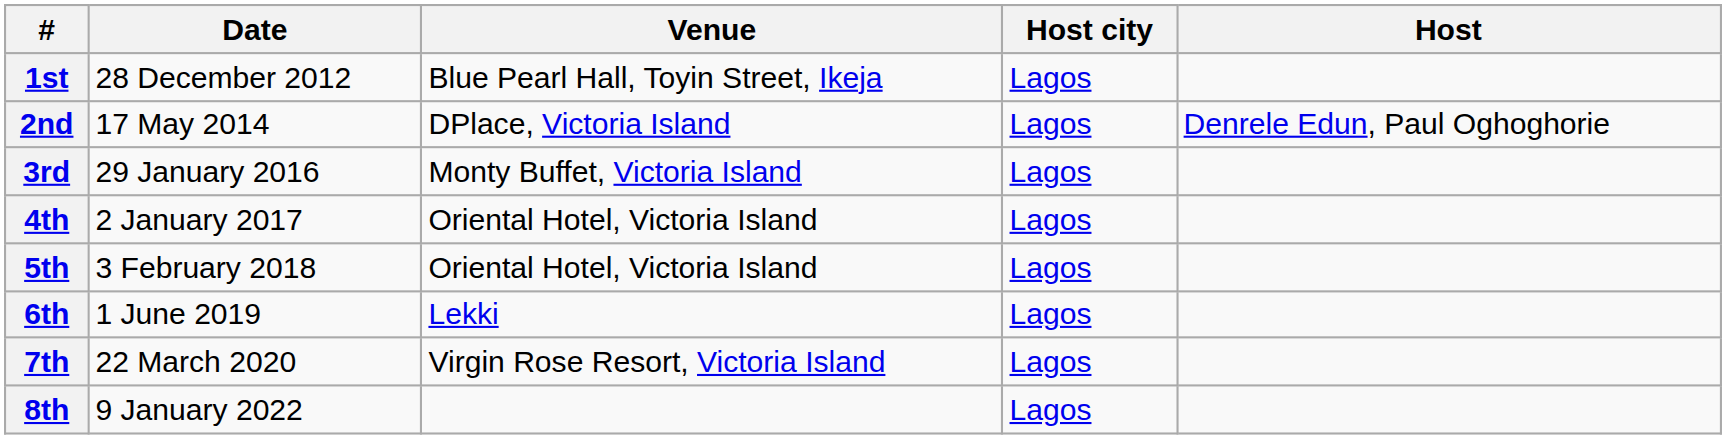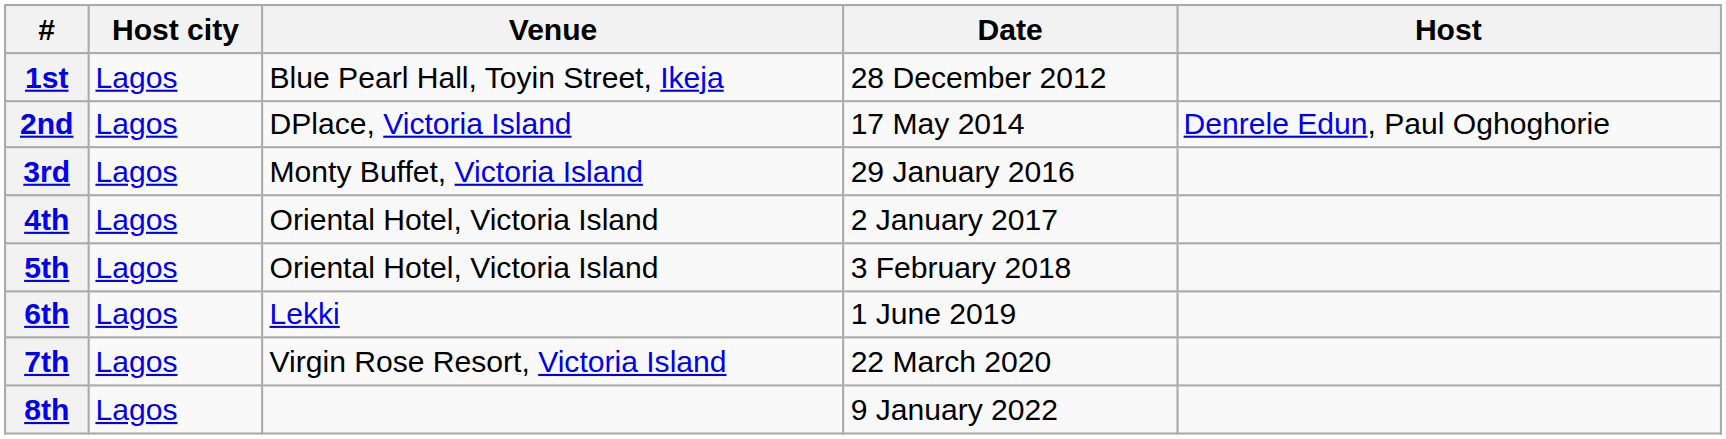columns swapped: (255, 29) <-> (1089, 29)
